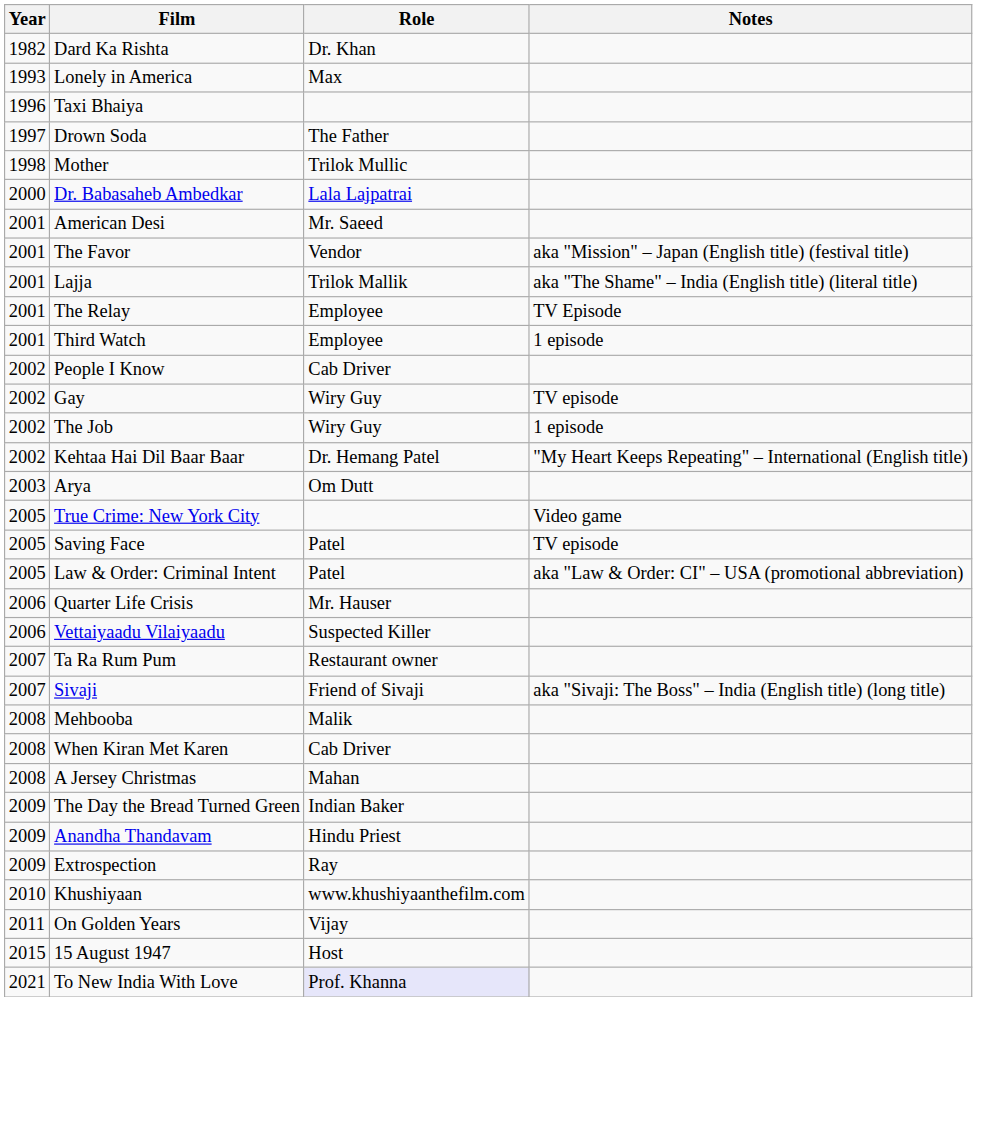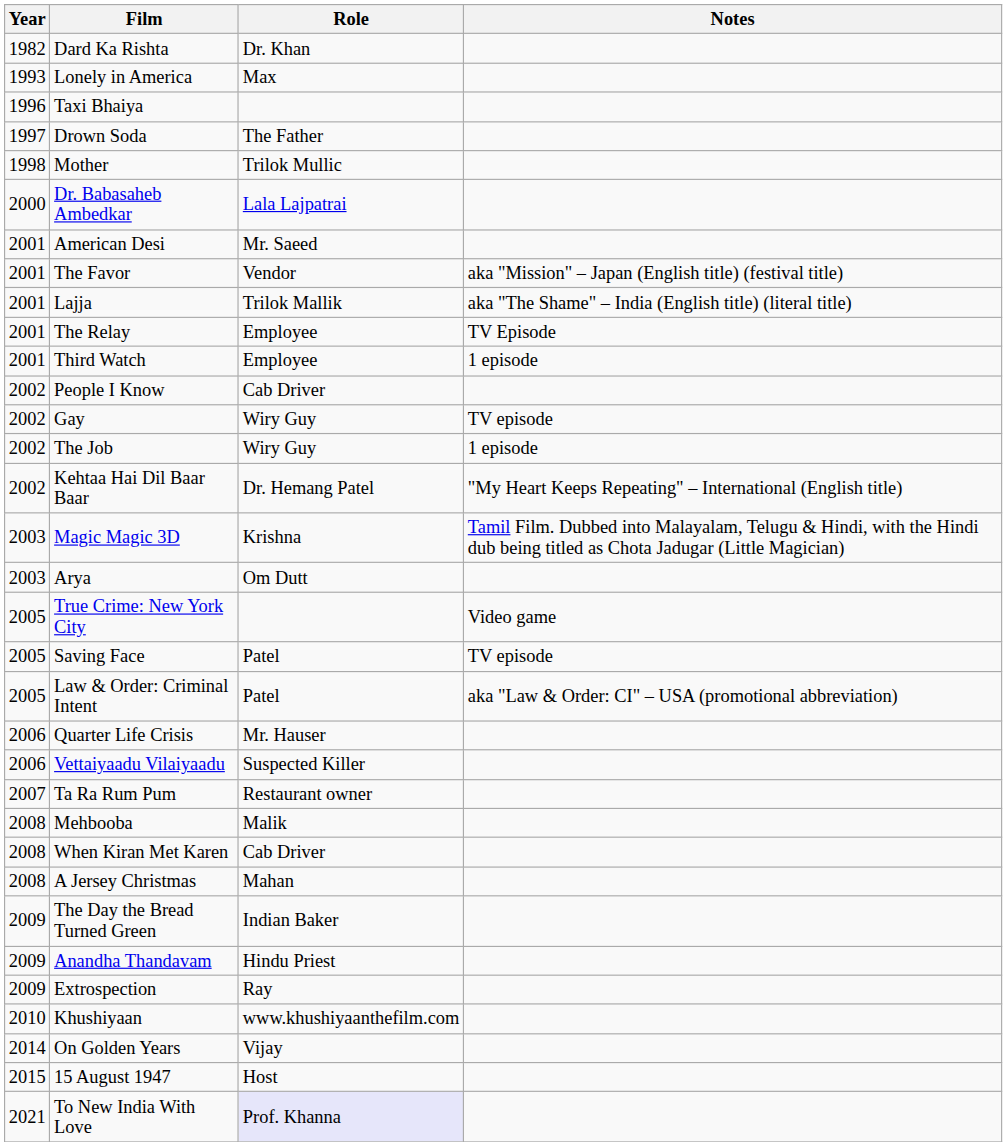+ row: (117, 537)
- row: (76, 690)
(27, 923) 2011 -> (27, 1047) 2014
